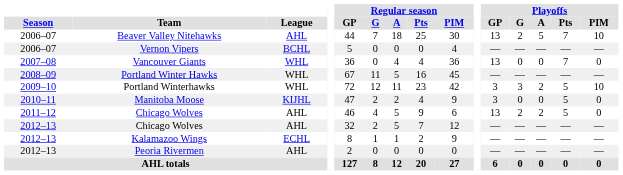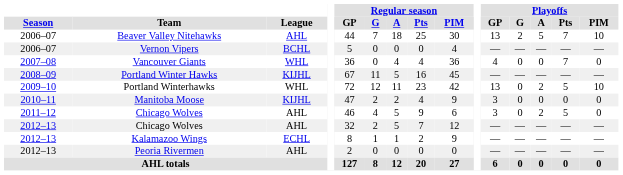(495, 61) 13 -> (495, 61) 4
(297, 74) WHL -> (297, 74) KIJHL
(495, 87) 3 -> (495, 87) 13
(520, 87) 3 -> (520, 87) 0
(566, 100) 5 -> (566, 100) 0
(495, 112) 13 -> (495, 112) 3
(520, 112) 2 -> (520, 112) 0
